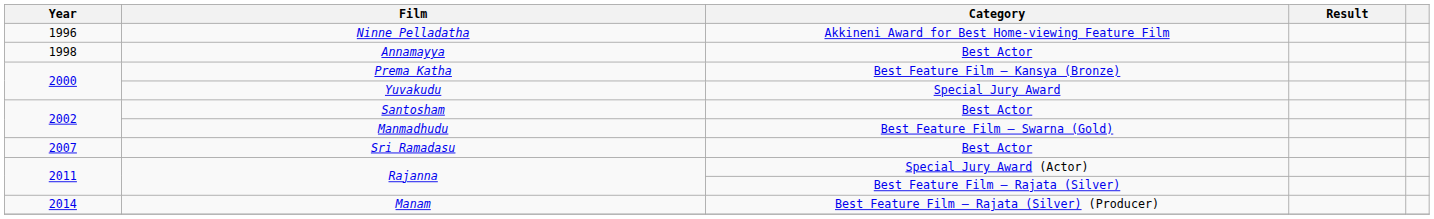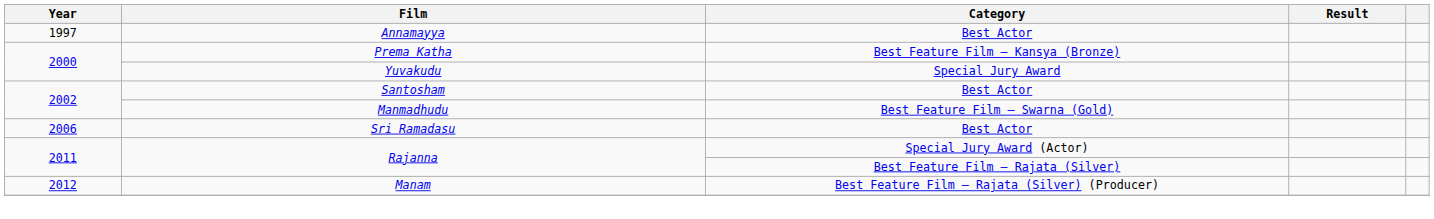- row: (413, 33)
(63, 52) 1998 -> (63, 33) 1997
(63, 147) 2007 -> (63, 128) 2006
(63, 205) 2014 -> (63, 186) 2012
